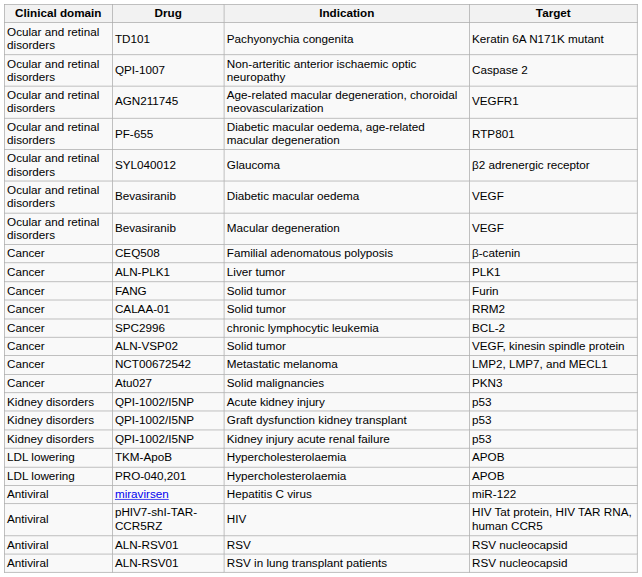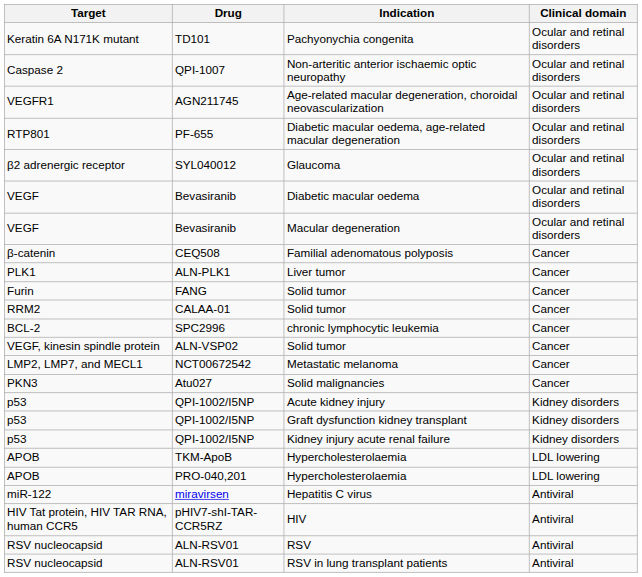columns swapped: (58, 13) <-> (553, 13)
